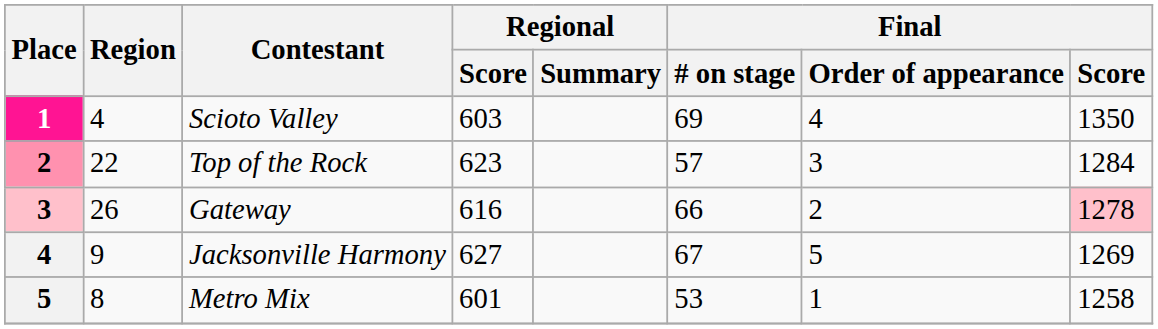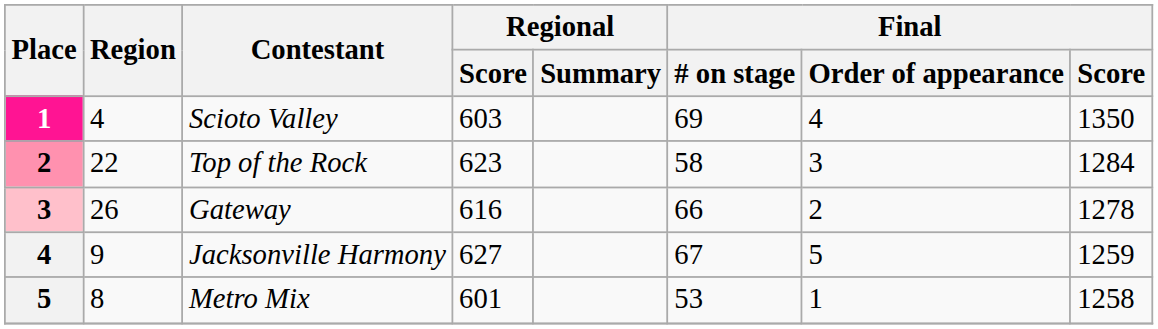(689, 163) 57 -> (689, 163) 58
(1106, 208) pink background -> (1106, 208) no background
(1106, 254) 1269 -> (1106, 254) 1259
